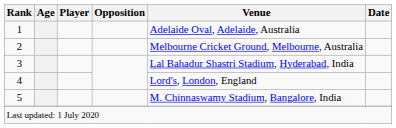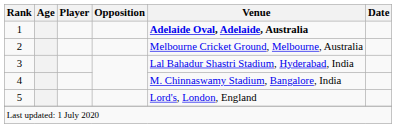(225, 30) normal -> (229, 30) bold
(203, 81) Lord's, London, England -> (246, 81) M. Chinnaswamy Stadium, Bangalore, India
(246, 98) M. Chinnaswamy Stadium, Bangalore, India -> (203, 98) Lord's, London, England
